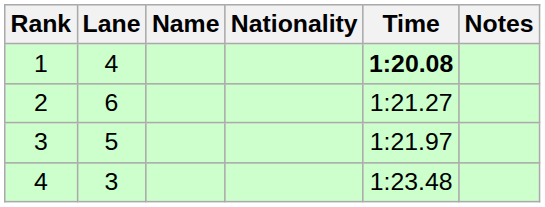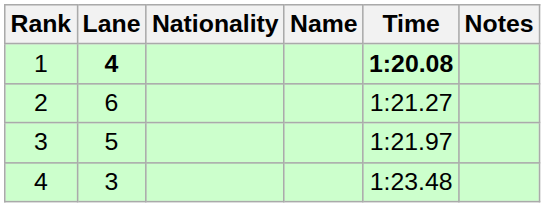columns swapped: (186, 24) <-> (294, 24)
(112, 63) normal -> (112, 63) bold
